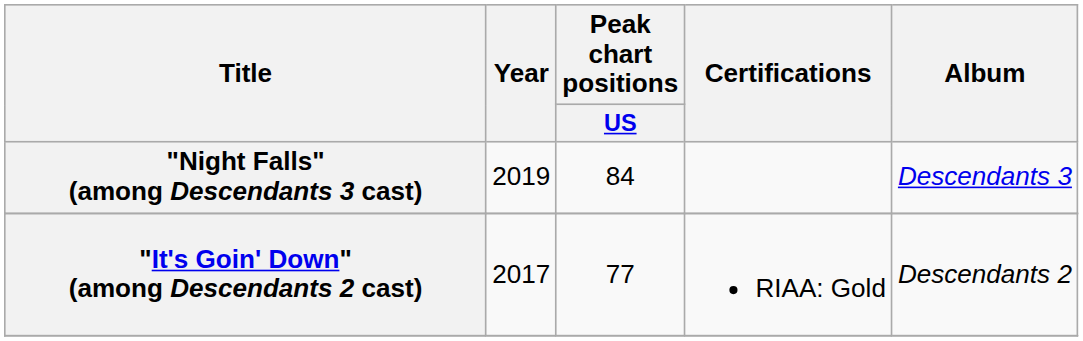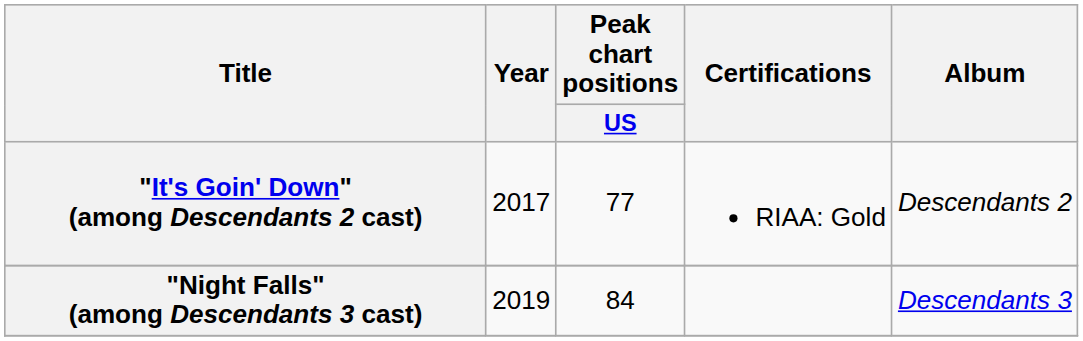rows swapped: (246, 273) <-> (246, 176)
